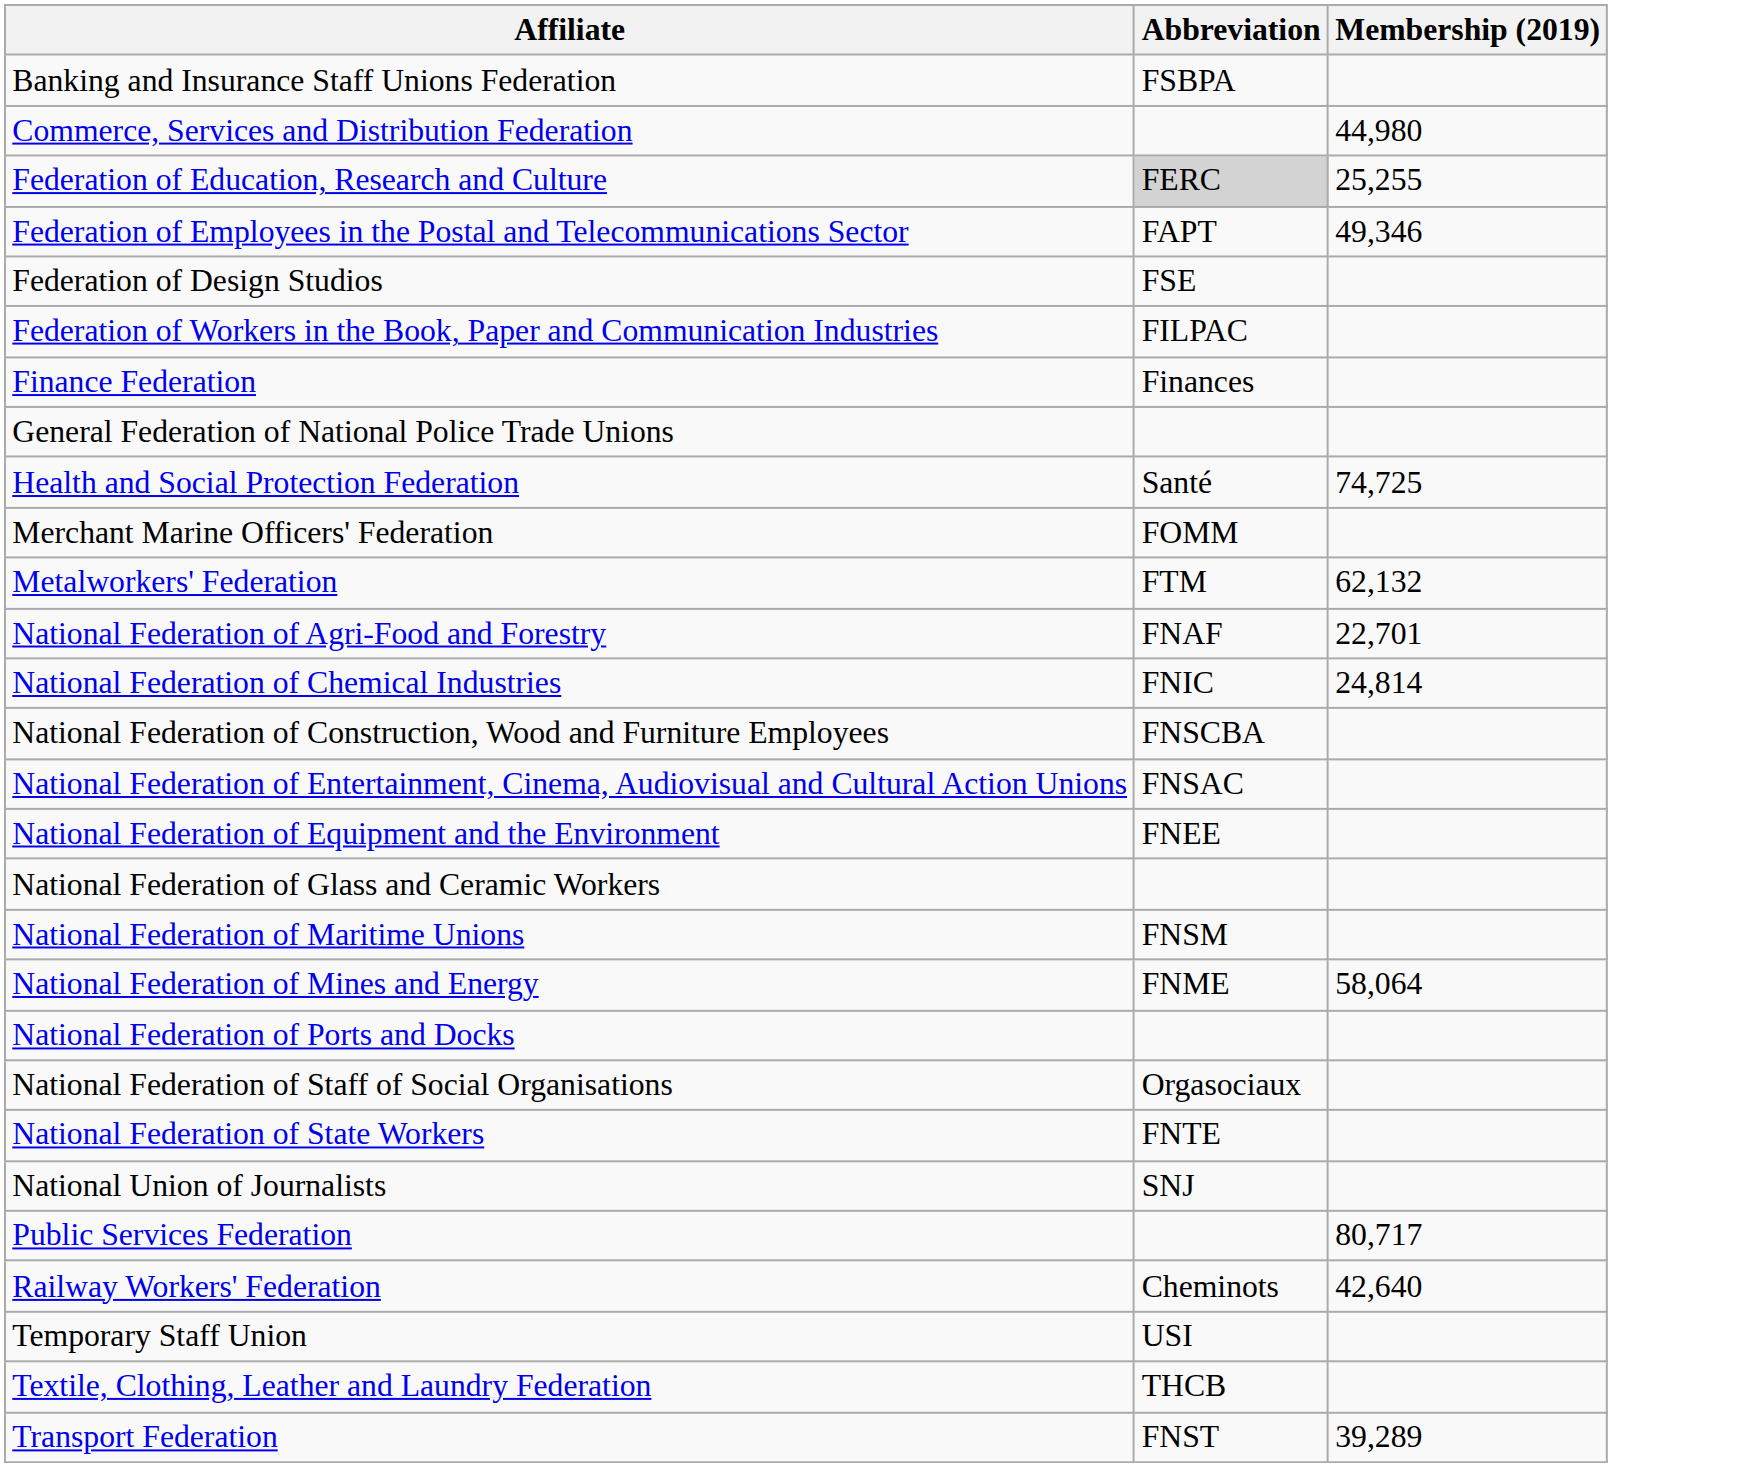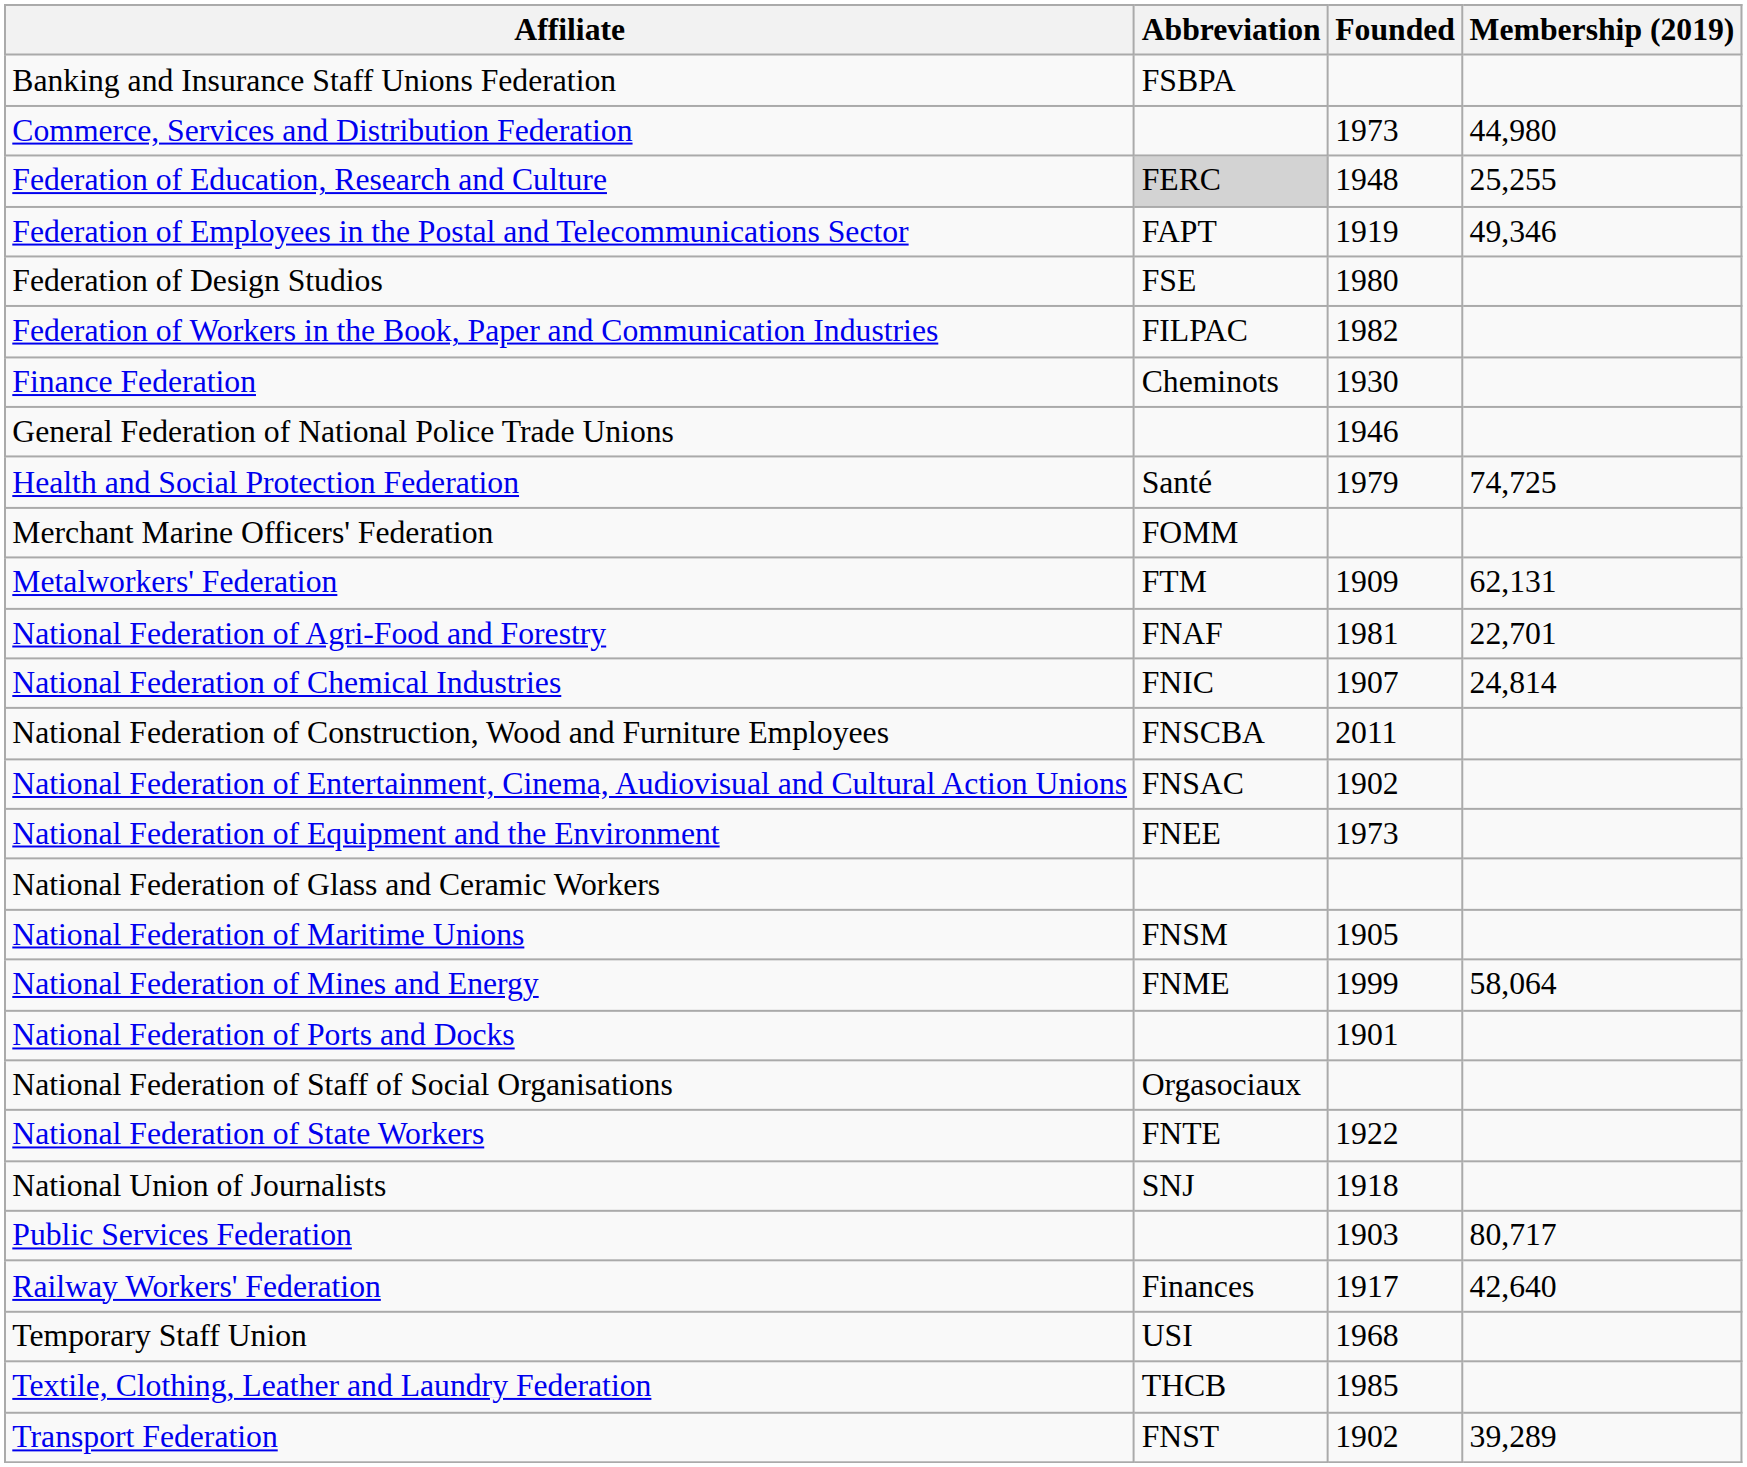+ column: (1395, 29)
(1198, 381) Finances -> (1210, 381) Cheminots
(1379, 582) 62,132 -> (1513, 582) 62,131
(1210, 1285) Cheminots -> (1198, 1285) Finances
